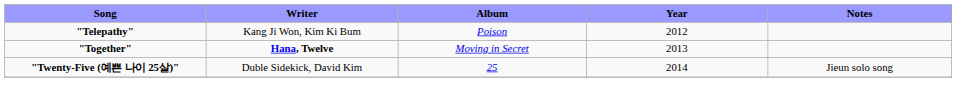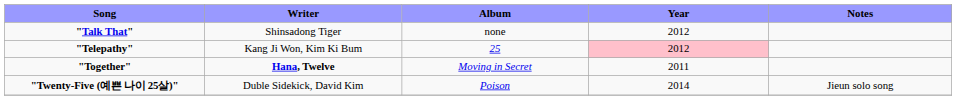+ row: (105, 31)
(492, 31) Poison -> (495, 49) 25
(677, 31) no background -> (679, 49) pink background
(677, 49) 2013 -> (679, 66) 2011
(492, 67) 25 -> (495, 85) Poison
